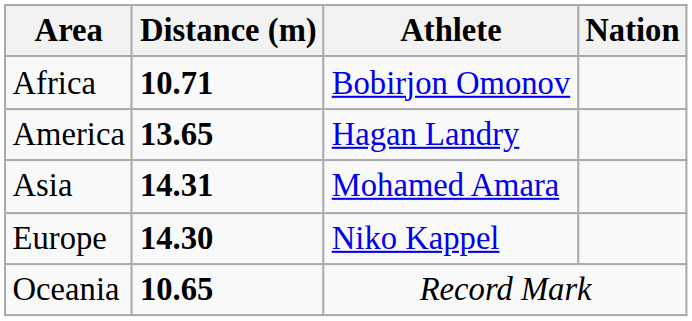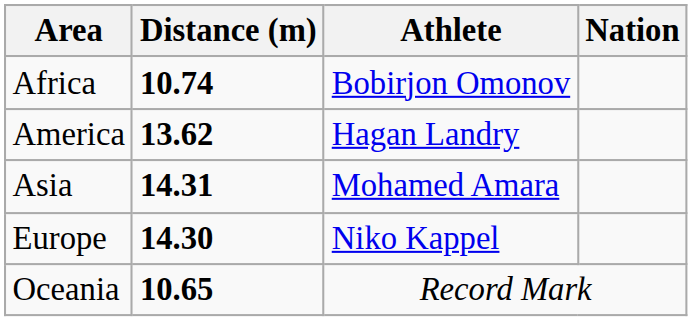(177, 82) 10.71 -> (177, 82) 10.74
(177, 133) 13.65 -> (177, 133) 13.62
